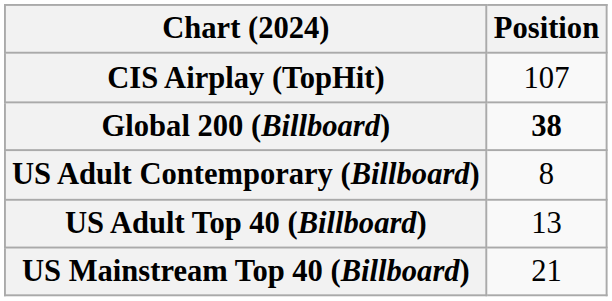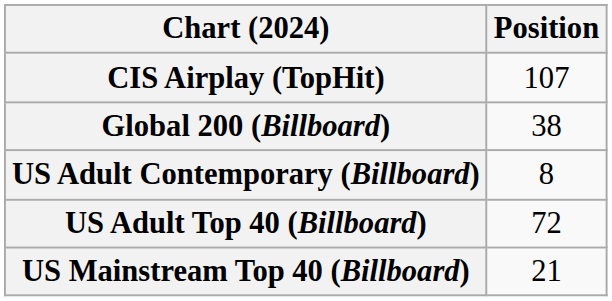(546, 125) bold -> (546, 125) normal
(546, 222) 13 -> (546, 222) 72
